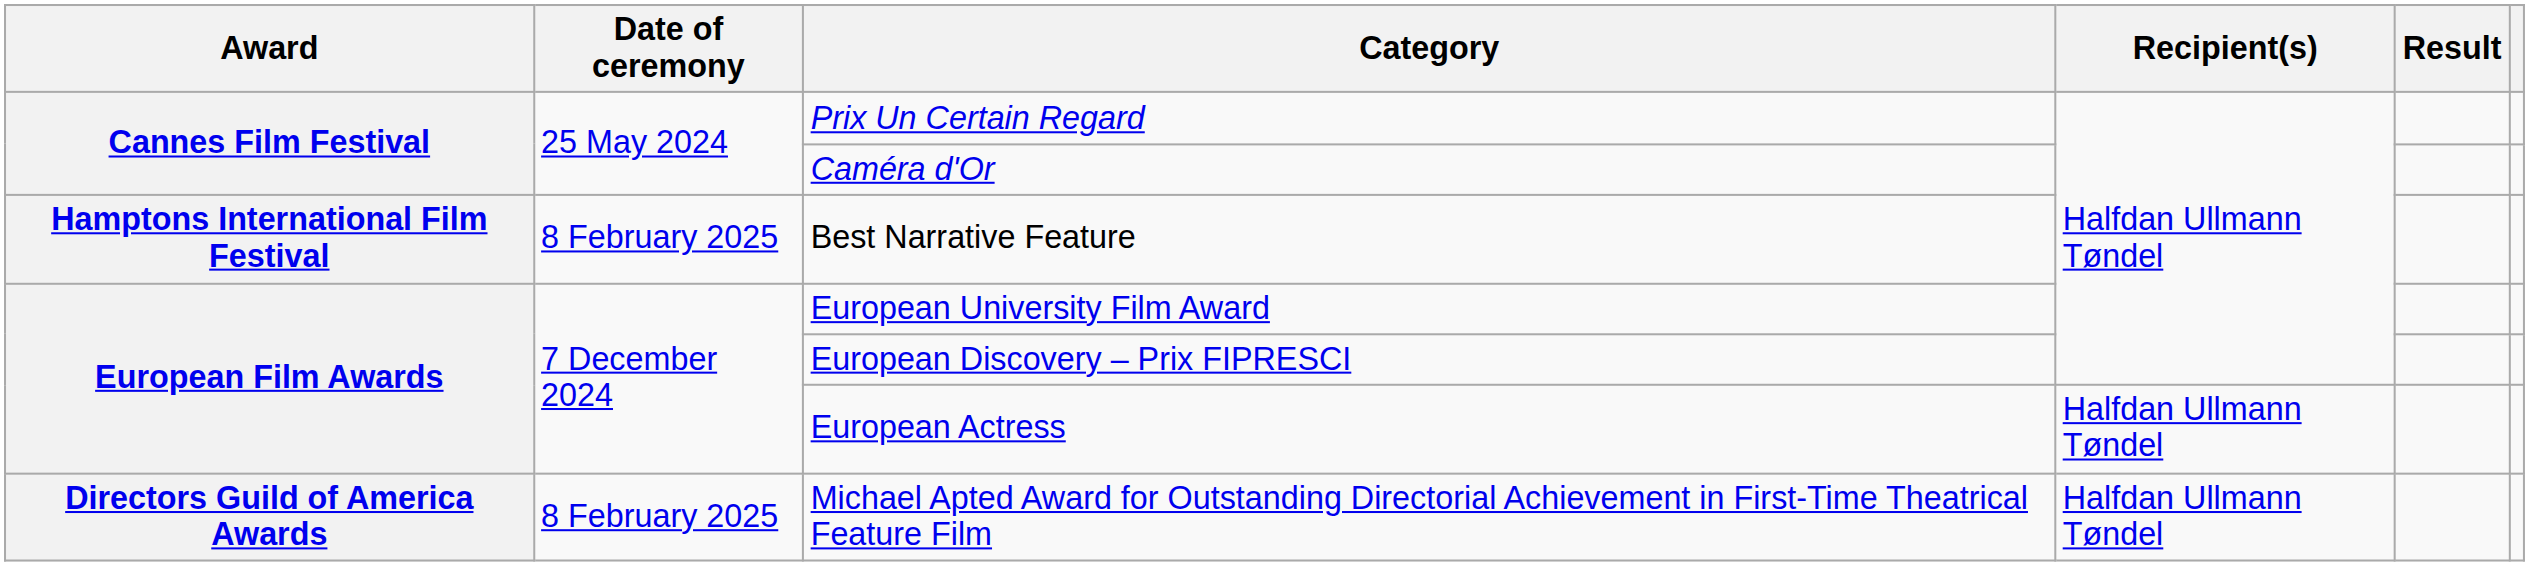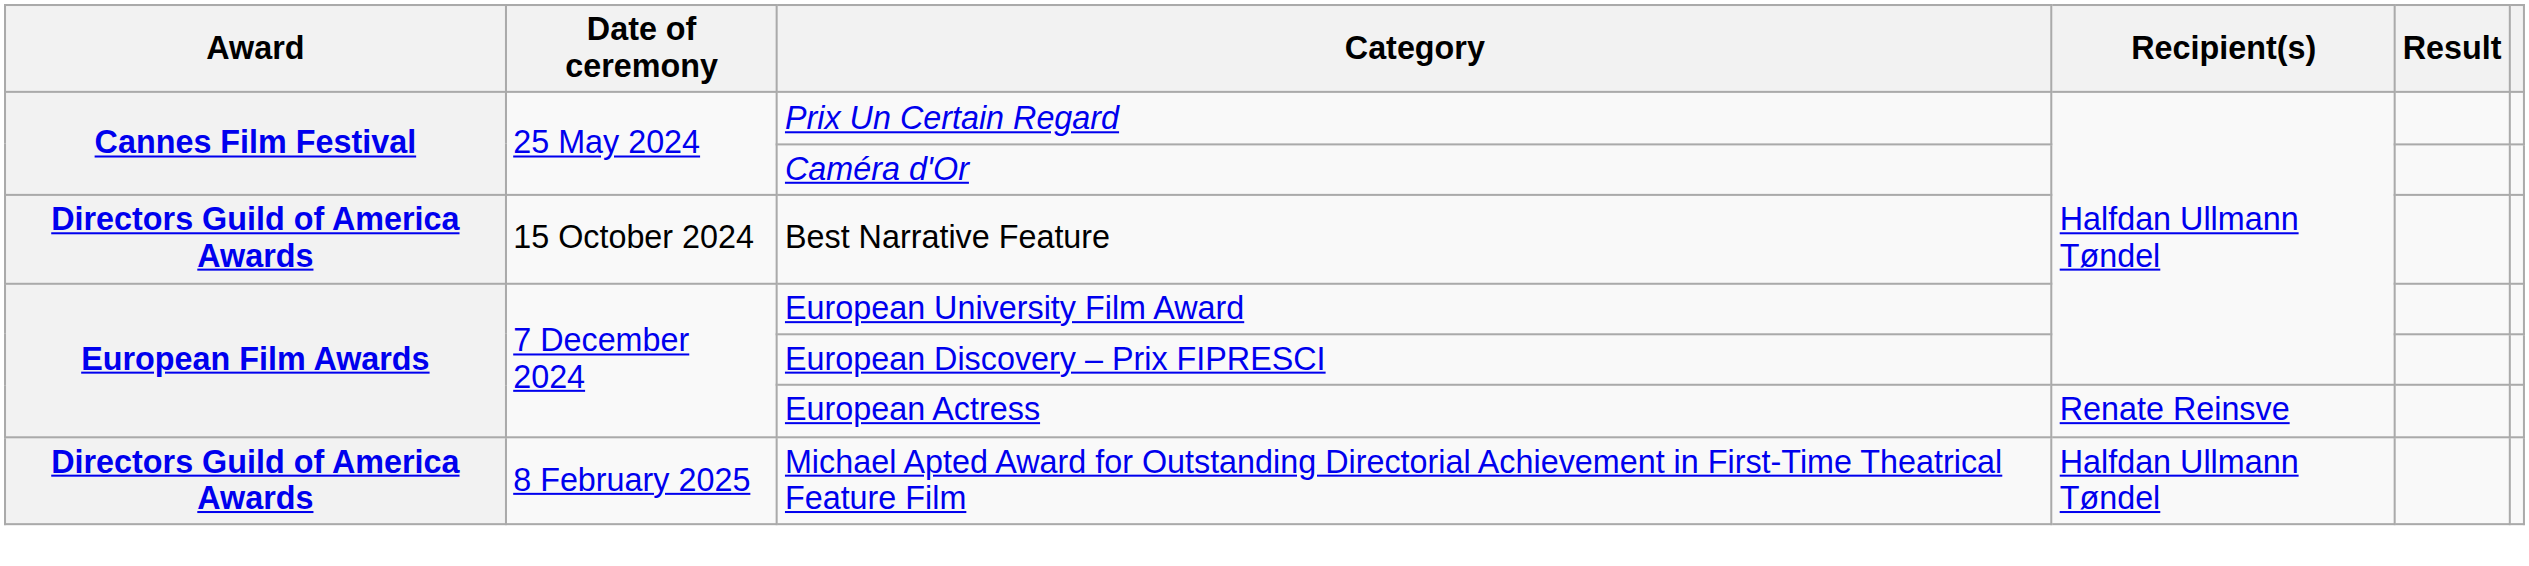(269, 238) Hamptons International Film Festival -> (255, 238) Directors Guild of America Awards
(660, 238) 8 February 2025 -> (634, 238) 15 October 2024
(2182, 428) Halfdan Ullmann Tøndel -> (2175, 410) Renate Reinsve
